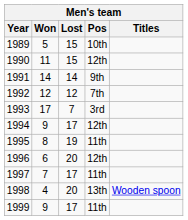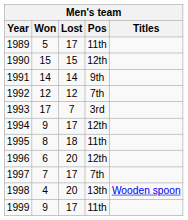(72, 45) 15 -> (72, 45) 17
(97, 45) 10th -> (97, 45) 11th
(45, 61) 11 -> (45, 61) 15
(72, 142) 19 -> (72, 142) 18
(97, 175) 11th -> (97, 175) 7th
